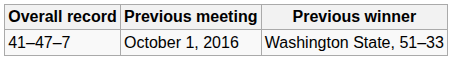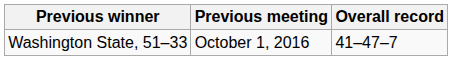columns swapped: (62, 17) <-> (354, 17)
